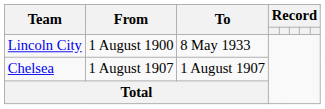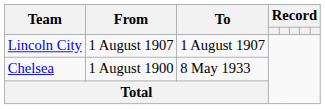(131, 45) 1 August 1900 -> (131, 45) 1 August 1907
(215, 45) 8 May 1933 -> (223, 45) 1 August 1907
(131, 68) 1 August 1907 -> (131, 68) 1 August 1900
(223, 68) 1 August 1907 -> (215, 68) 8 May 1933
